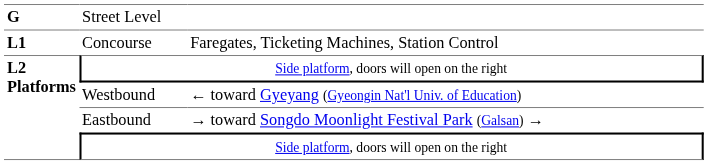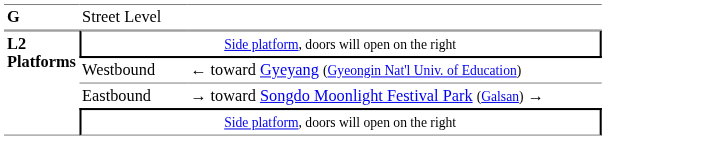- row: (117, 42)
